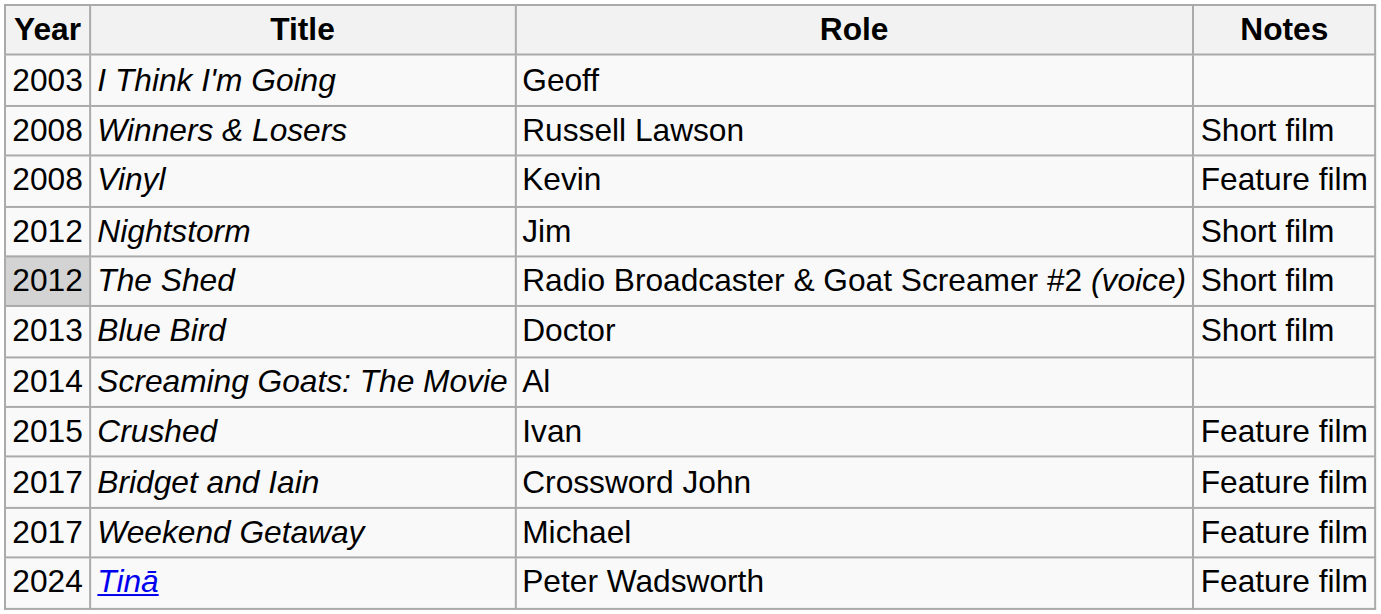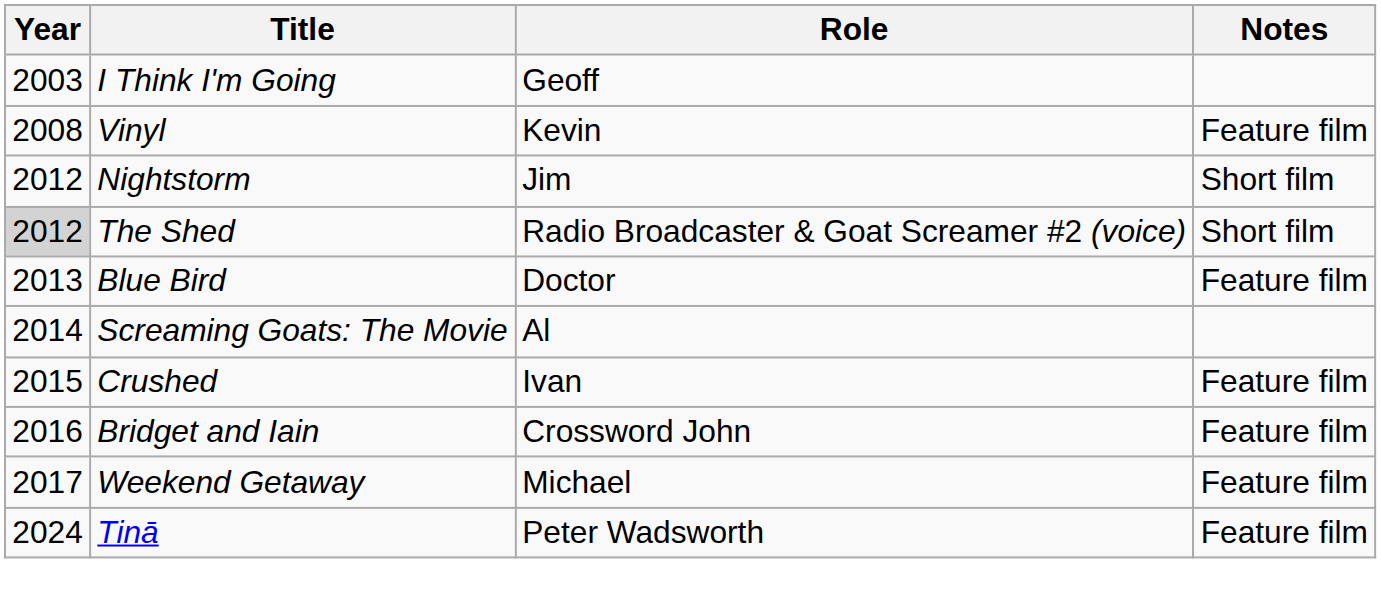- row: (222, 130)
(1268, 331) Short film -> (1284, 280) Feature film
(48, 481) 2017 -> (48, 431) 2016
